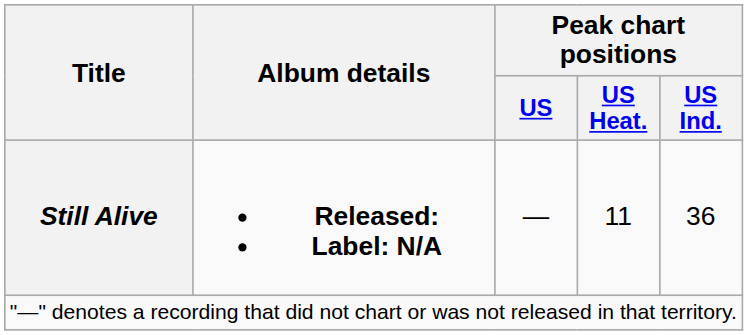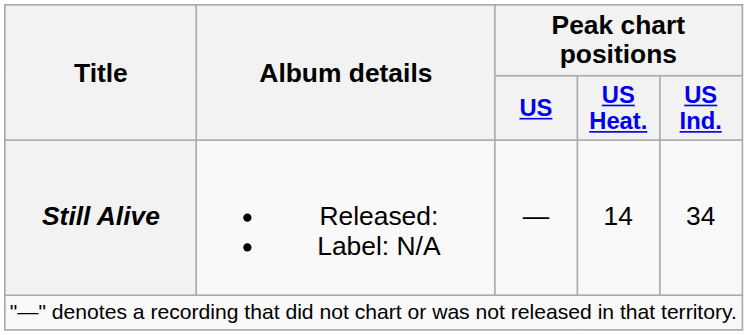(344, 232) bold -> (346, 232) normal
(618, 217) 11 -> (618, 217) 14
(701, 217) 36 -> (701, 217) 34
